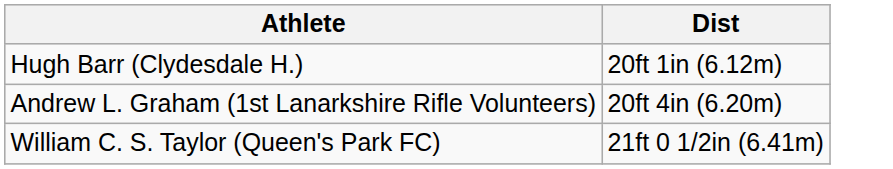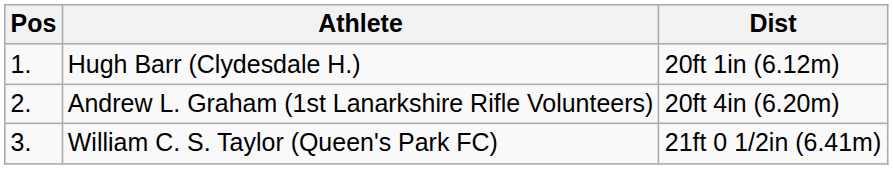+ column: (33, 24)
